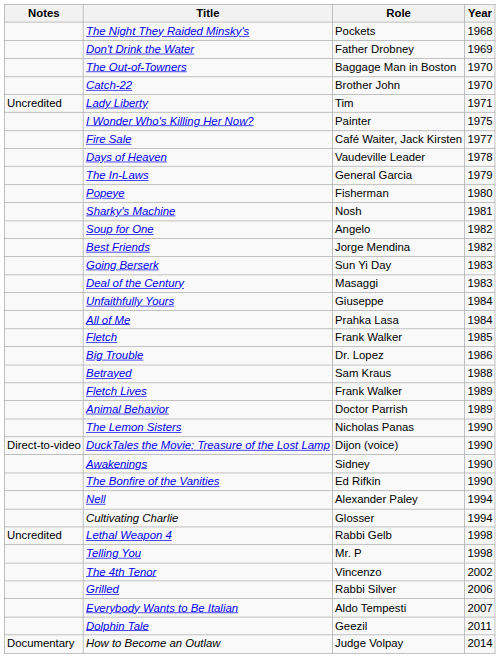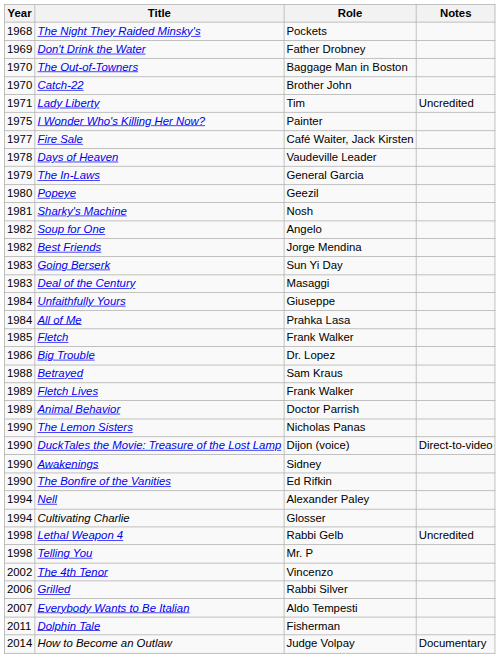columns swapped: (480, 13) <-> (44, 13)
(362, 193) Fisherman -> (303, 193) Geezil
(351, 626) Geezil -> (313, 626) Fisherman
